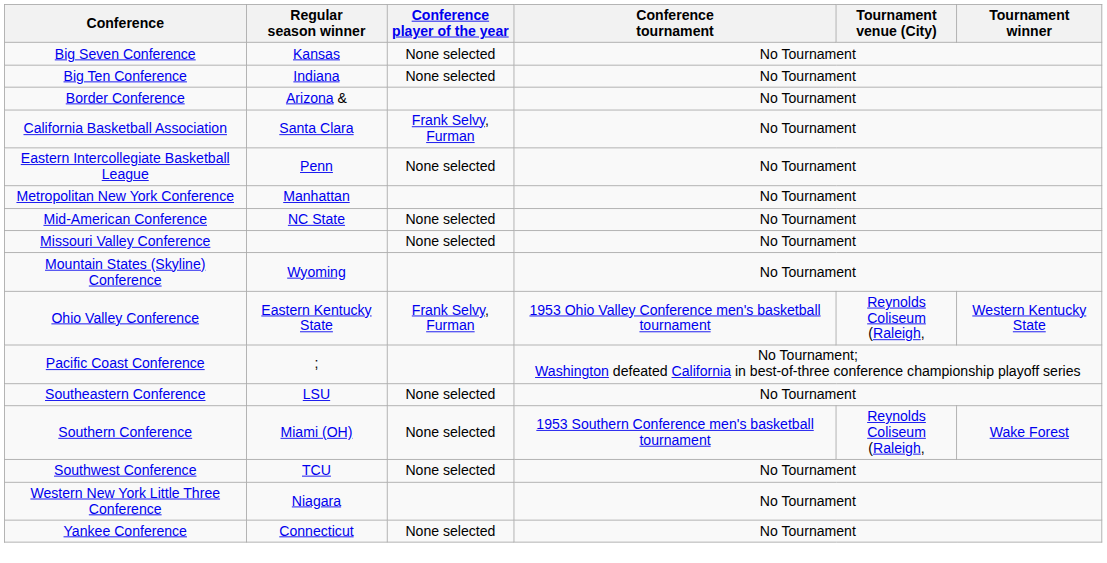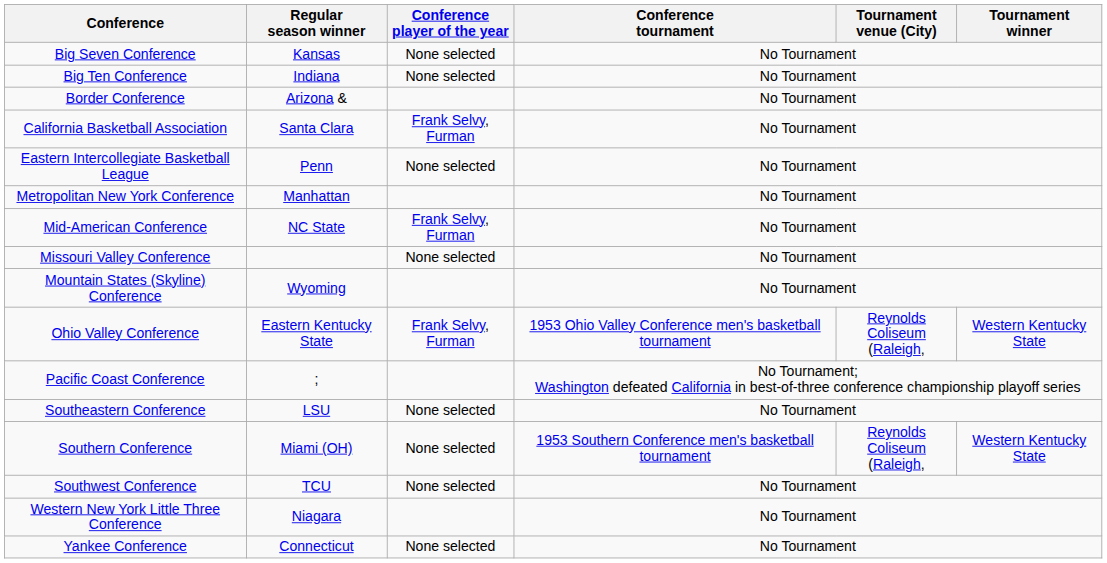(450, 219) None selected -> (450, 227) Frank Selvy, Furman
(1029, 432) Wake Forest -> (1029, 448) Western Kentucky State
